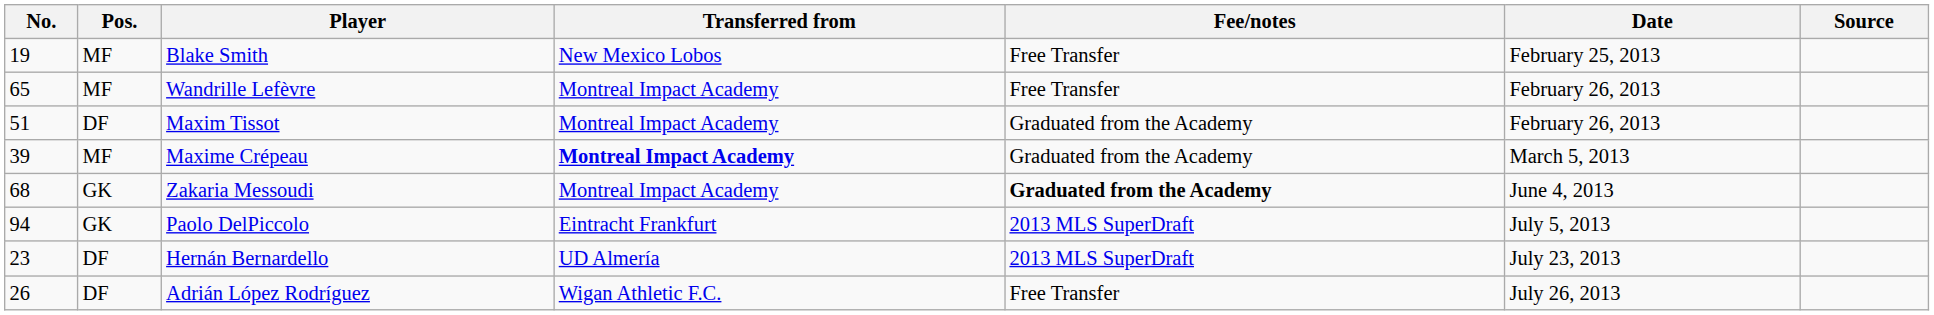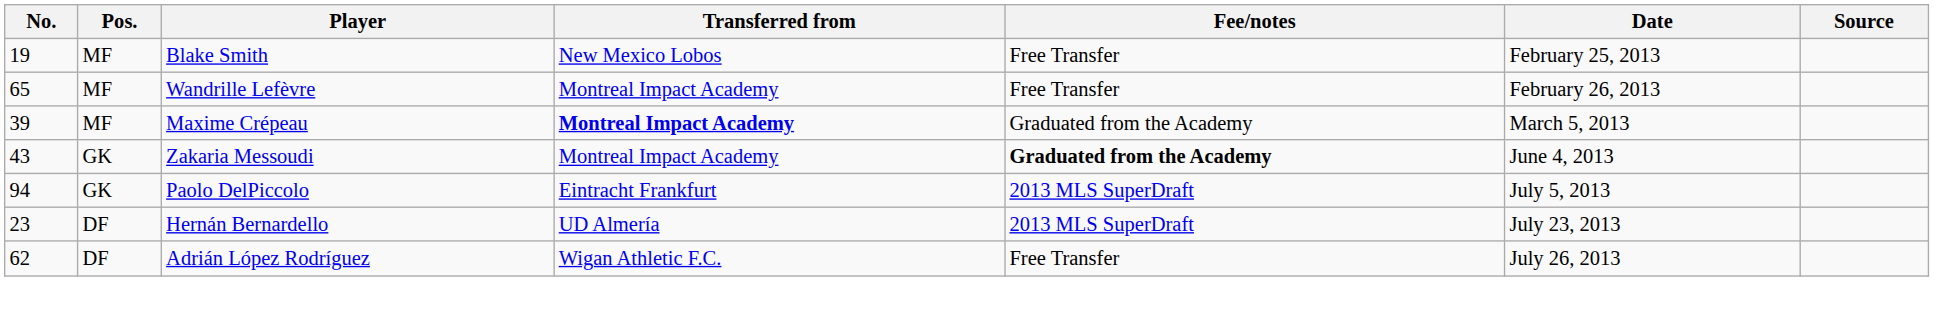- row: (223, 123)
(20, 190) 68 -> (20, 156) 43
(20, 292) 26 -> (20, 258) 62
